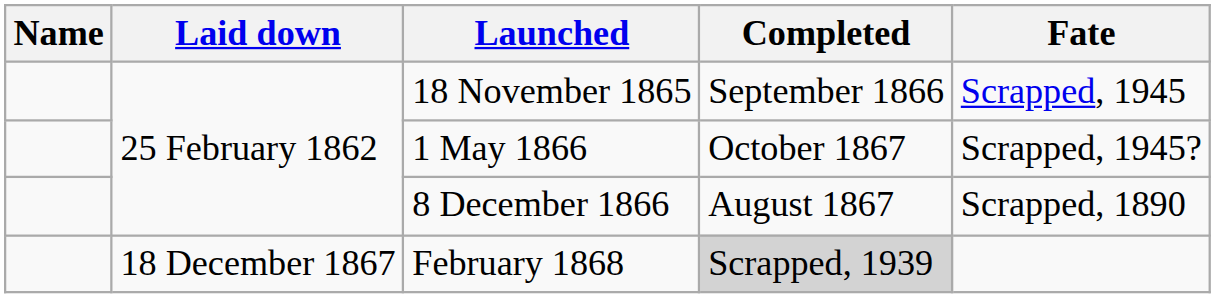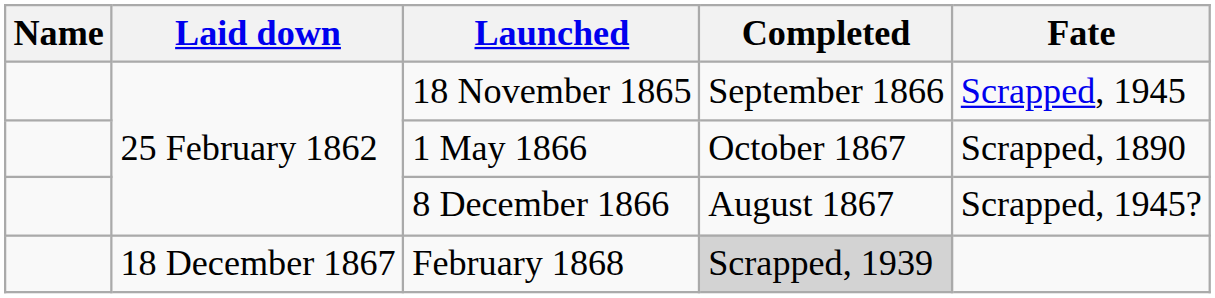(1081, 147) Scrapped, 1945? -> (1073, 147) Scrapped, 1890
(1073, 205) Scrapped, 1890 -> (1081, 205) Scrapped, 1945?
